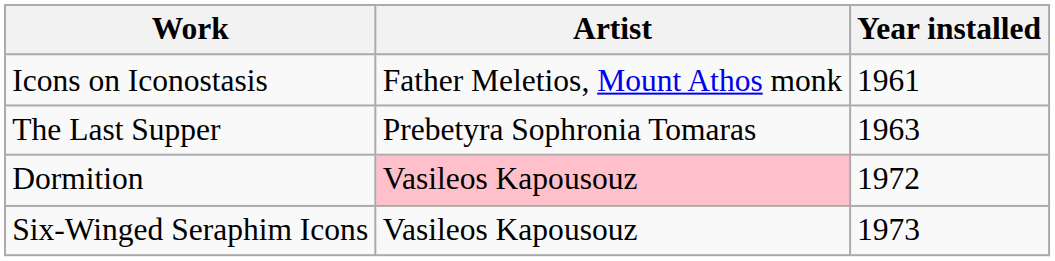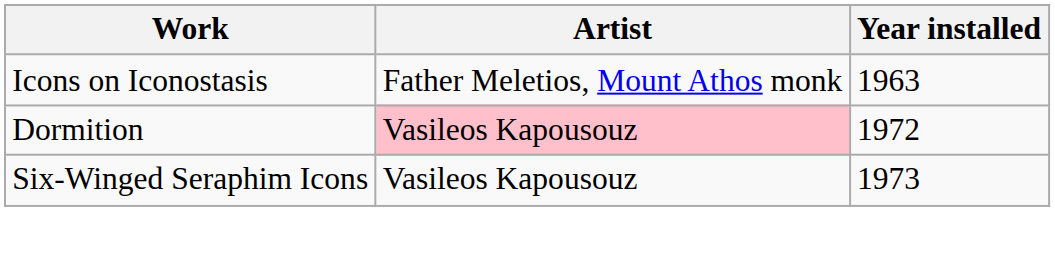(888, 79) 1961 -> (888, 79) 1963
- row: (116, 129)
